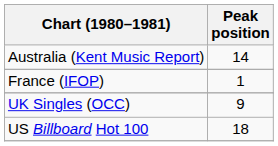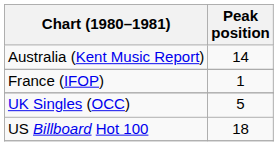(241, 104) 9 -> (241, 104) 5
